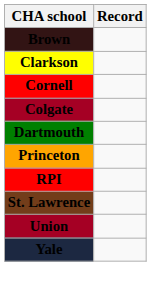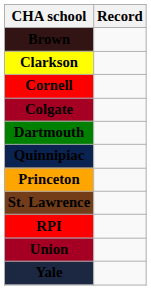+ row: (49, 156)
rows swapped: (49, 179) <-> (49, 202)
